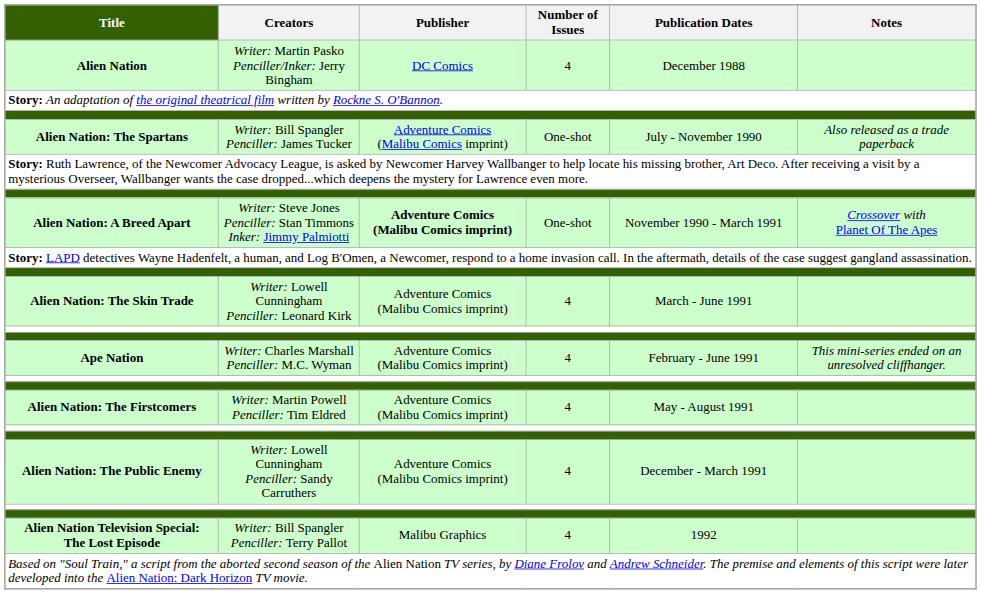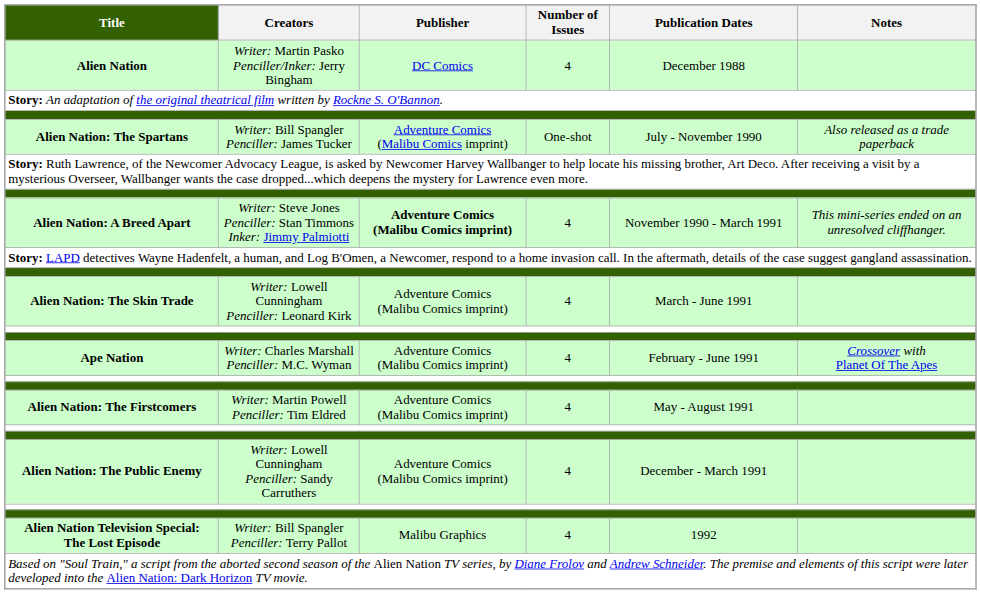(568, 222) One-shot -> (568, 222) 4
(887, 222) Crossover with Planet Of The Apes -> (887, 222) This mini-series ended on an unresolved cliffhanger.
(887, 358) This mini-series ended on an unresolved cliffhanger. -> (887, 358) Crossover with Planet Of The Apes
